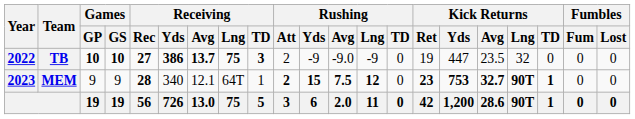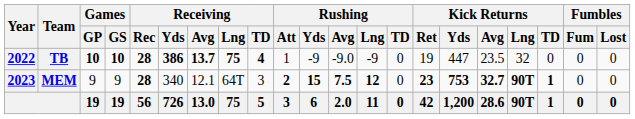(144, 59) 27 -> (144, 59) 28
(261, 59) 3 -> (261, 59) 4
(286, 59) 2 -> (286, 59) 1
(261, 80) 1 -> (261, 80) 3
